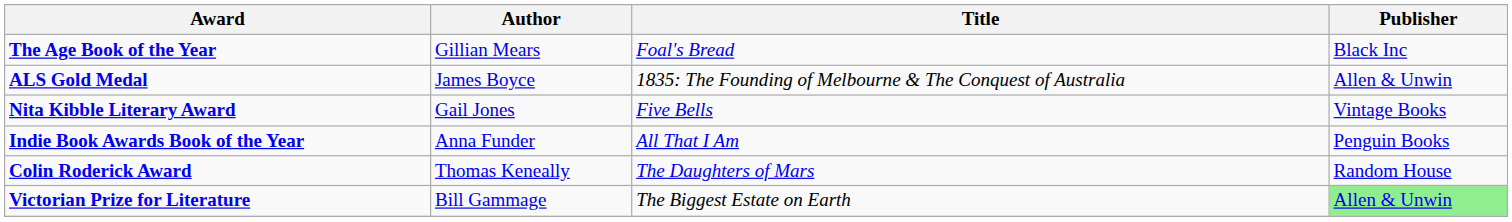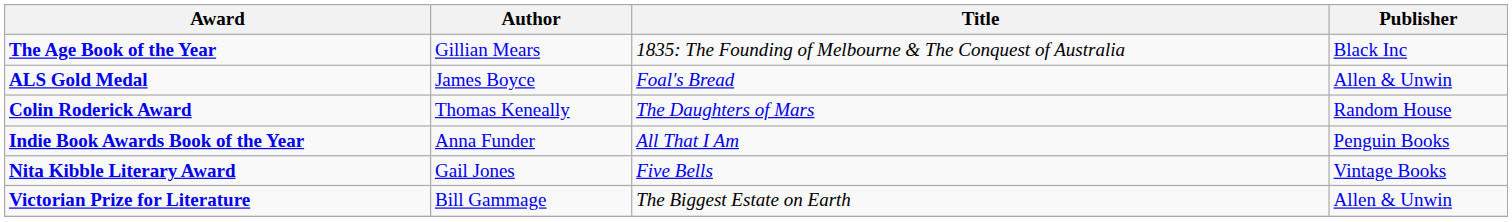(685, 49) Foal's Bread -> (881, 49) 1835: The Founding of Melbourne & The Conquest of Australia
(881, 79) 1835: The Founding of Melbourne & The Conquest of Australia -> (685, 79) Foal's Bread
rows swapped: (100, 170) <-> (122, 110)
(1393, 200) lightgreen background -> (1393, 200) no background
